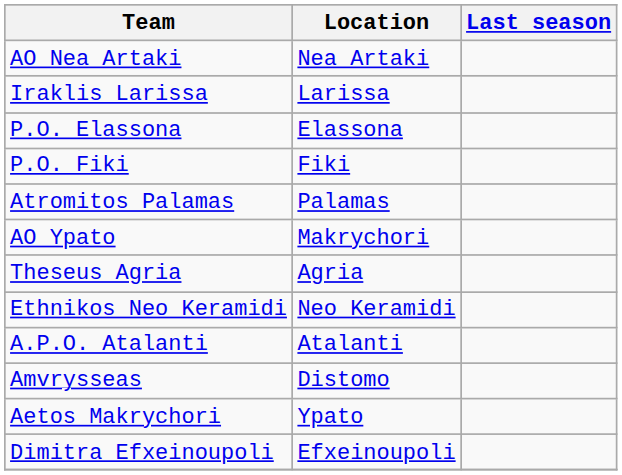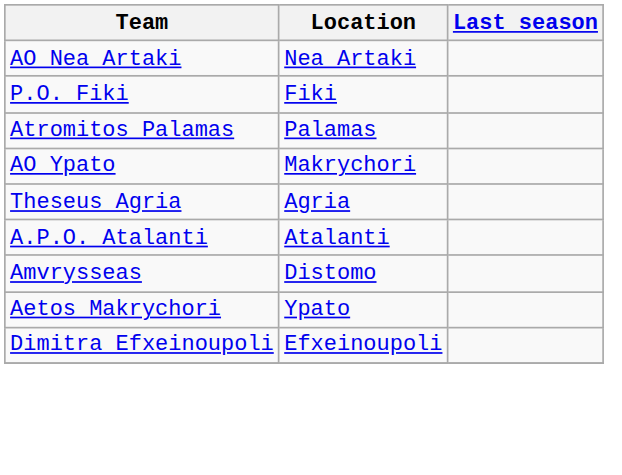- row: (109, 94)
- row: (96, 130)
- row: (149, 309)
